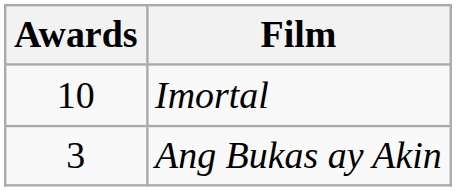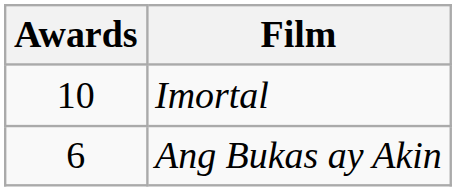(76, 154) 3 -> (76, 154) 6
